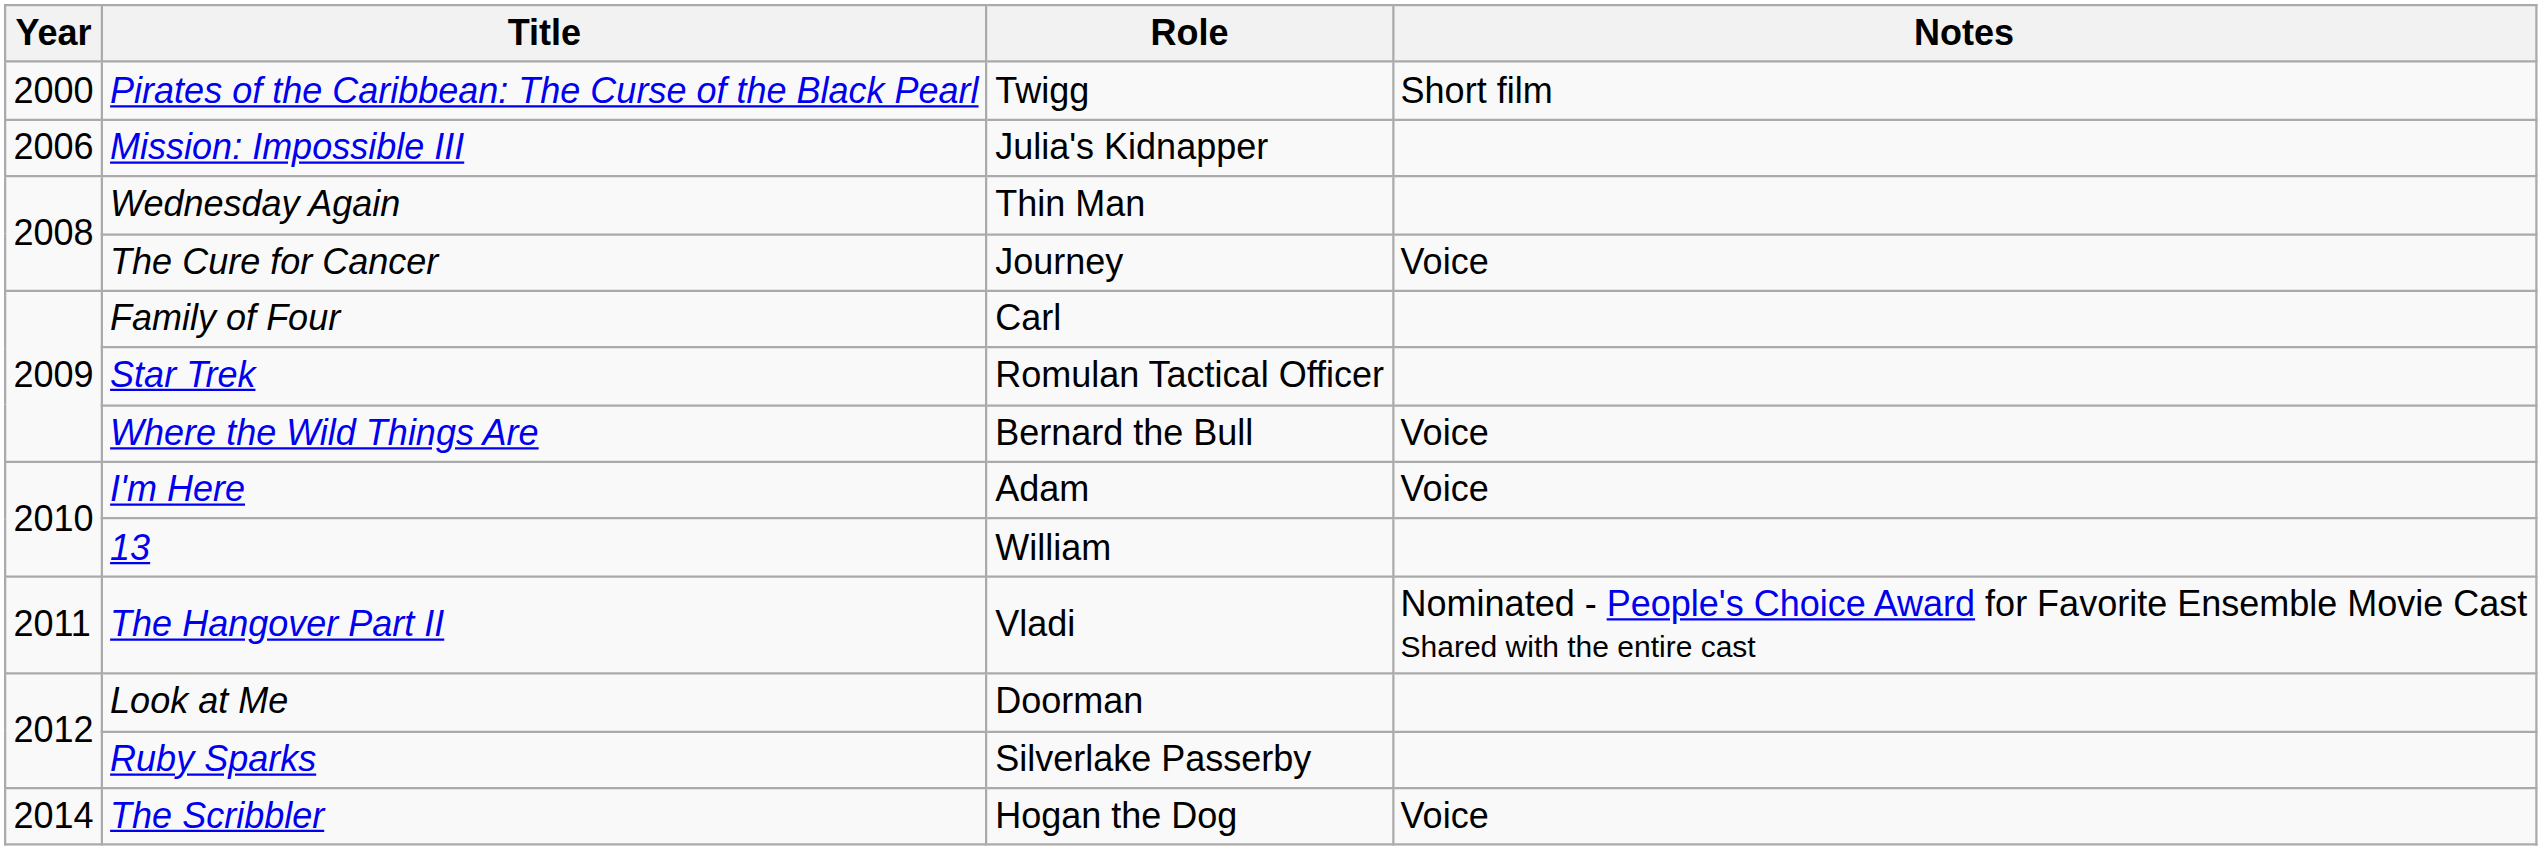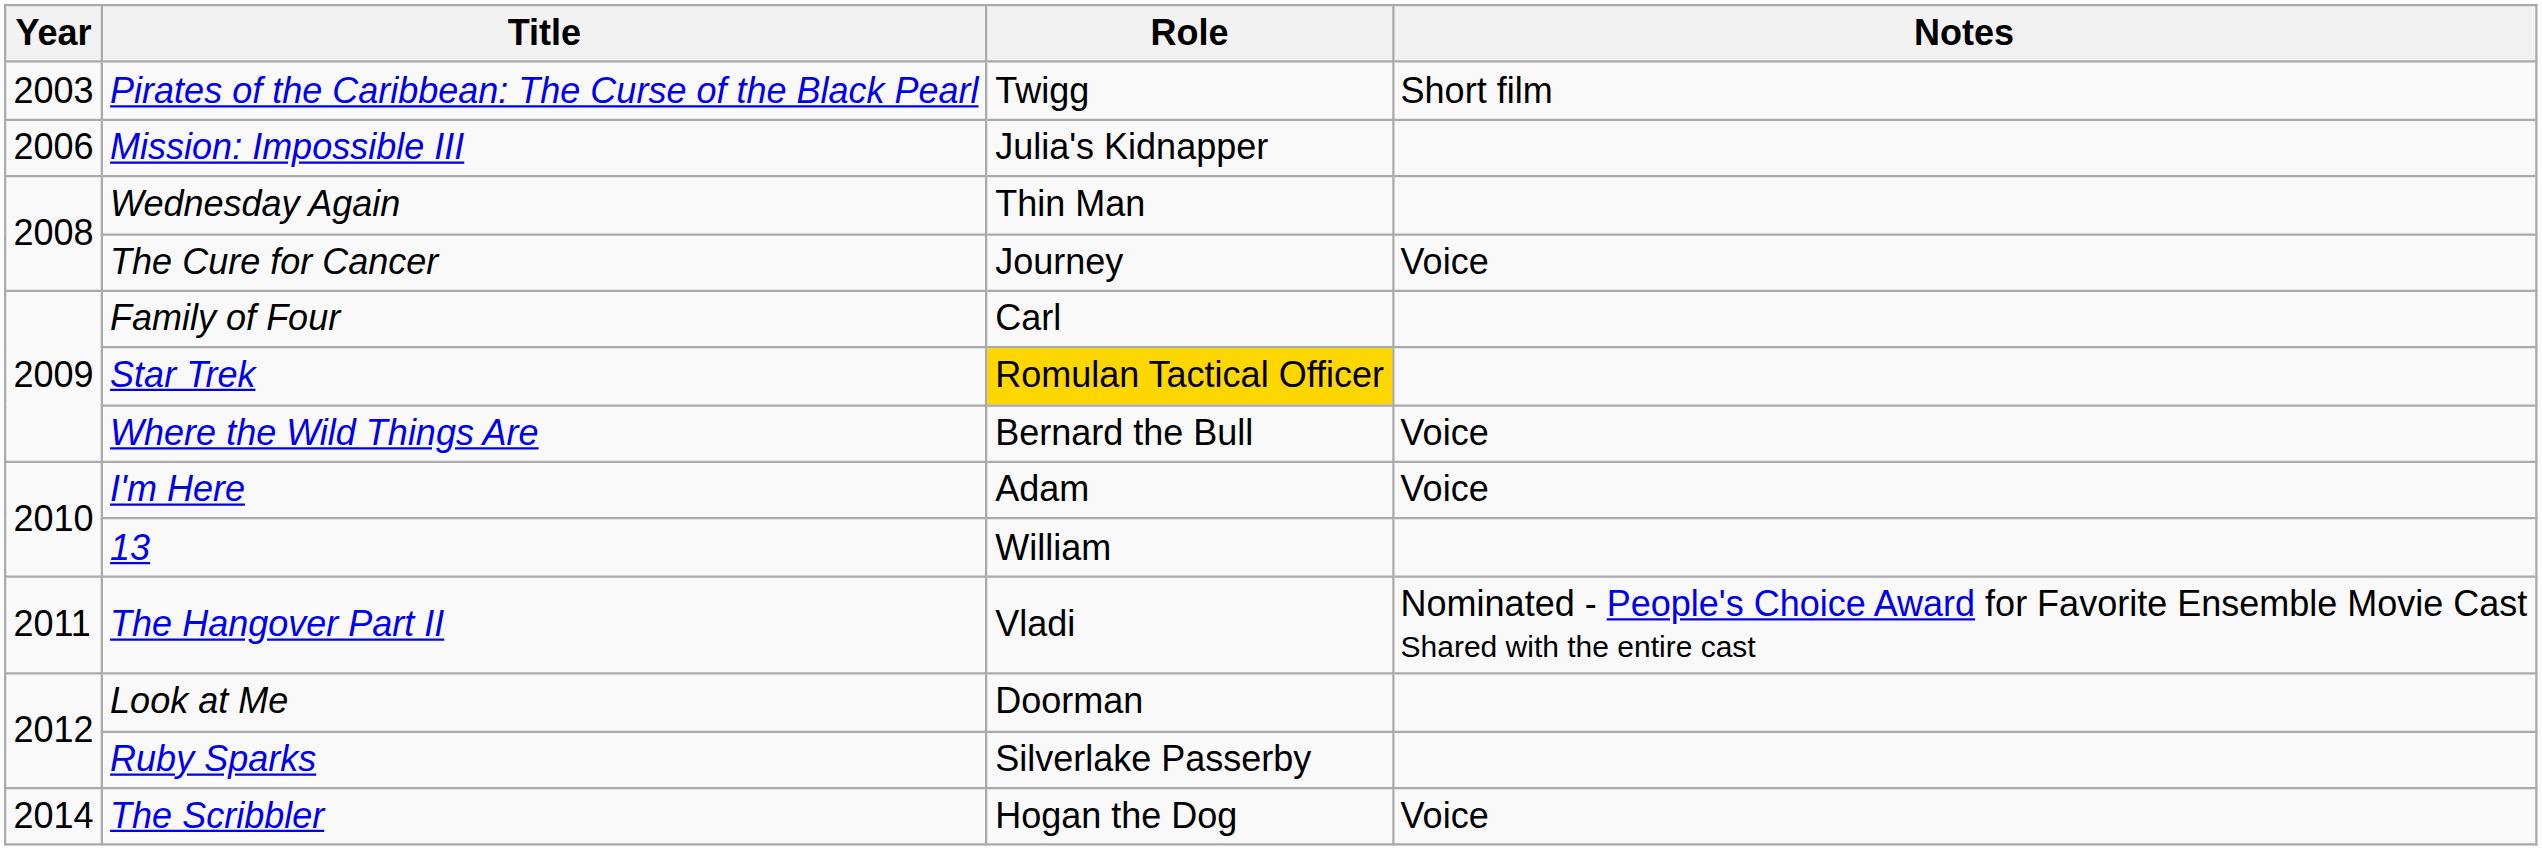(53, 90) 2000 -> (53, 90) 2003
(1190, 375) no background -> (1190, 375) gold background
